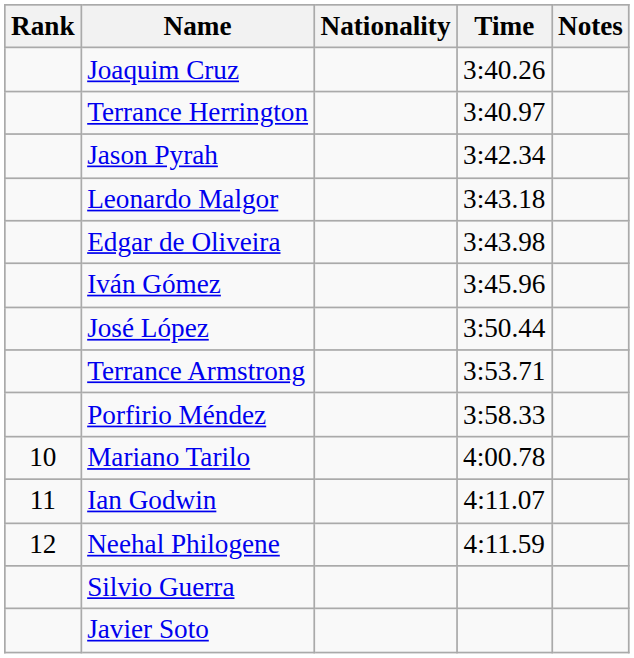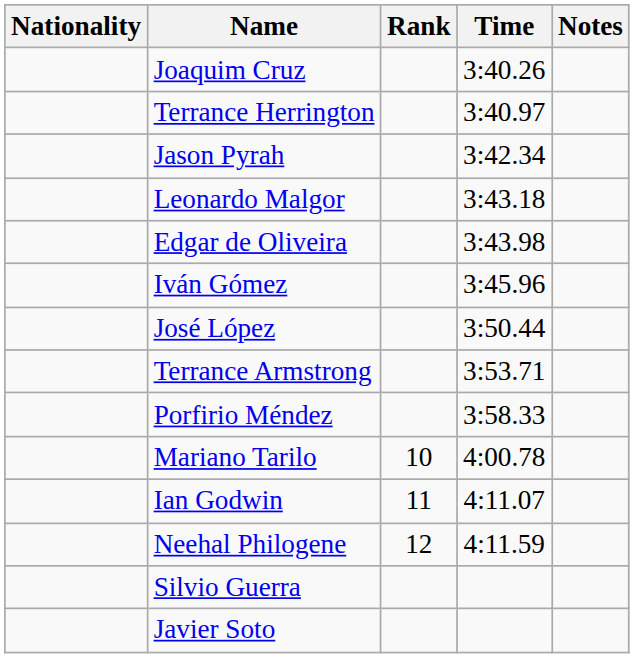columns swapped: (43, 26) <-> (386, 26)
